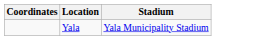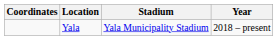+ column: (242, 12)
